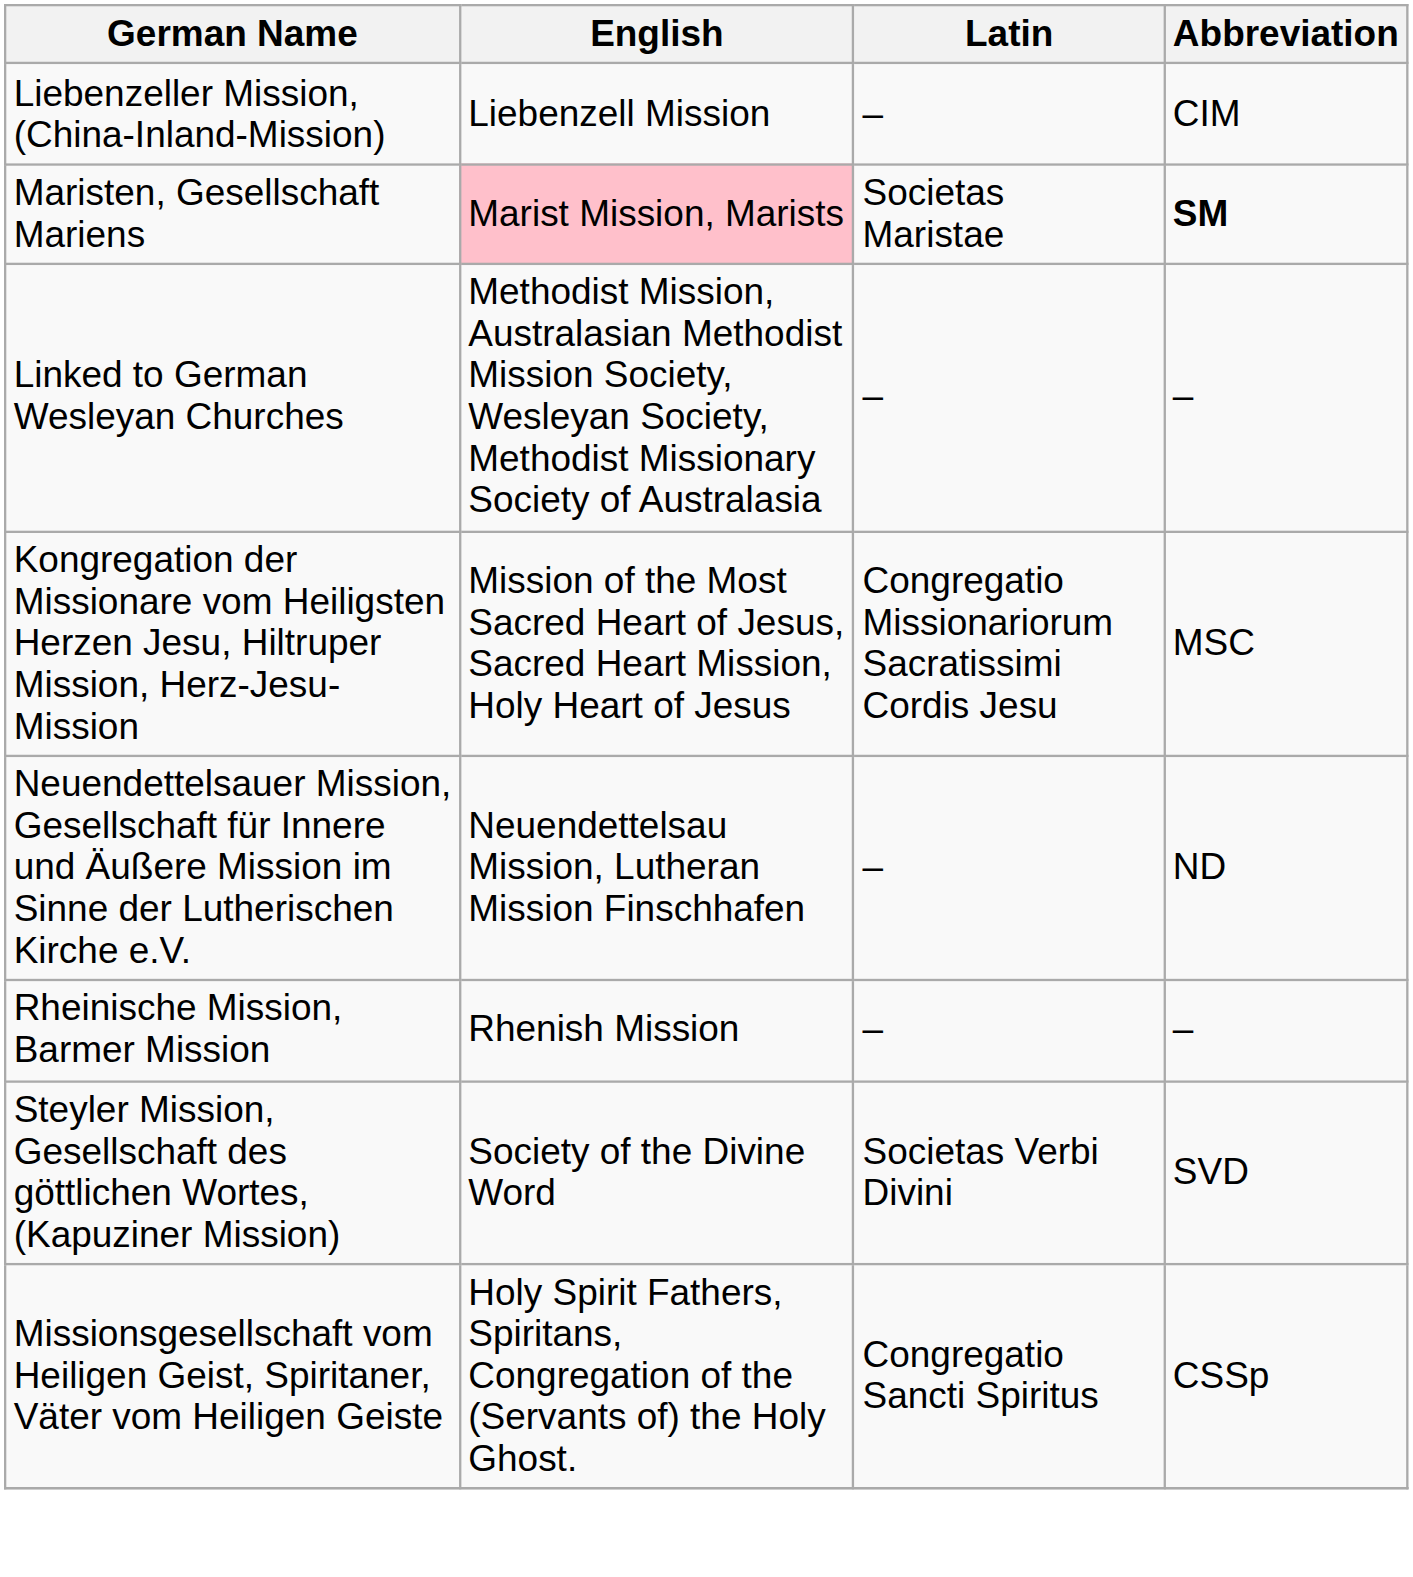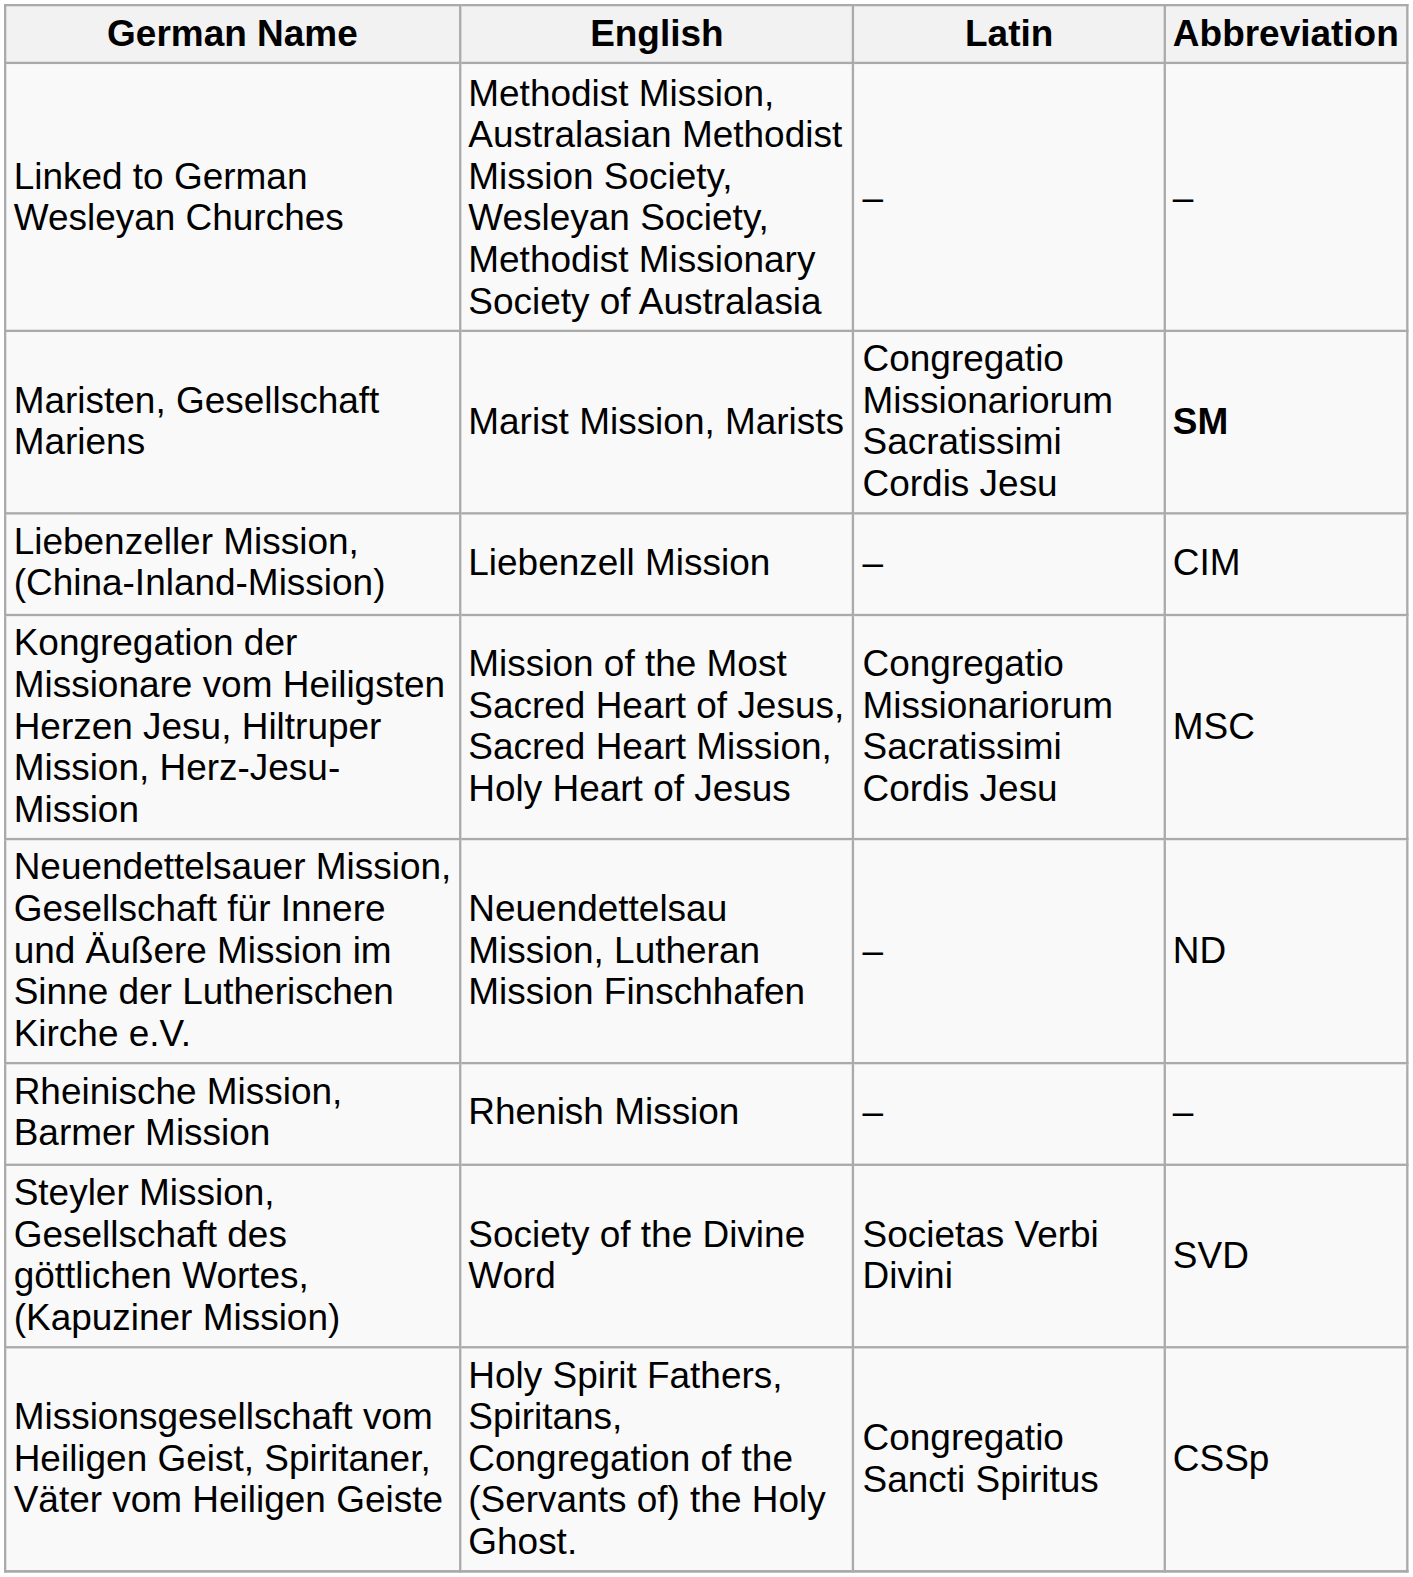rows swapped: (200, 113) <-> (179, 396)
(656, 213) pink background -> (656, 421) no background
(933, 213) Societas Maristae -> (988, 421) Congregatio Missionariorum Sacratissimi Cordis Jesu
